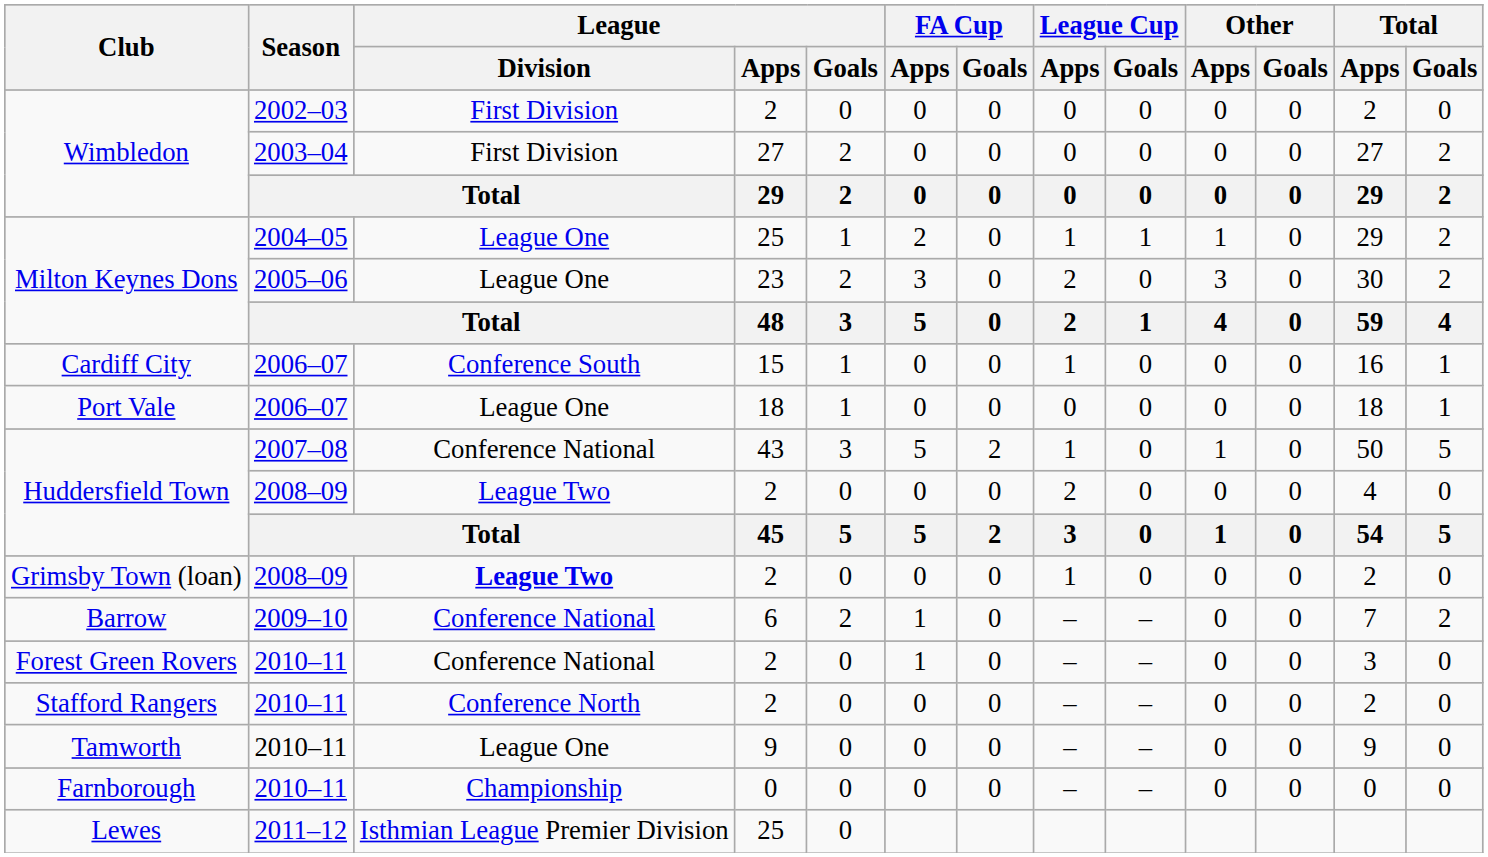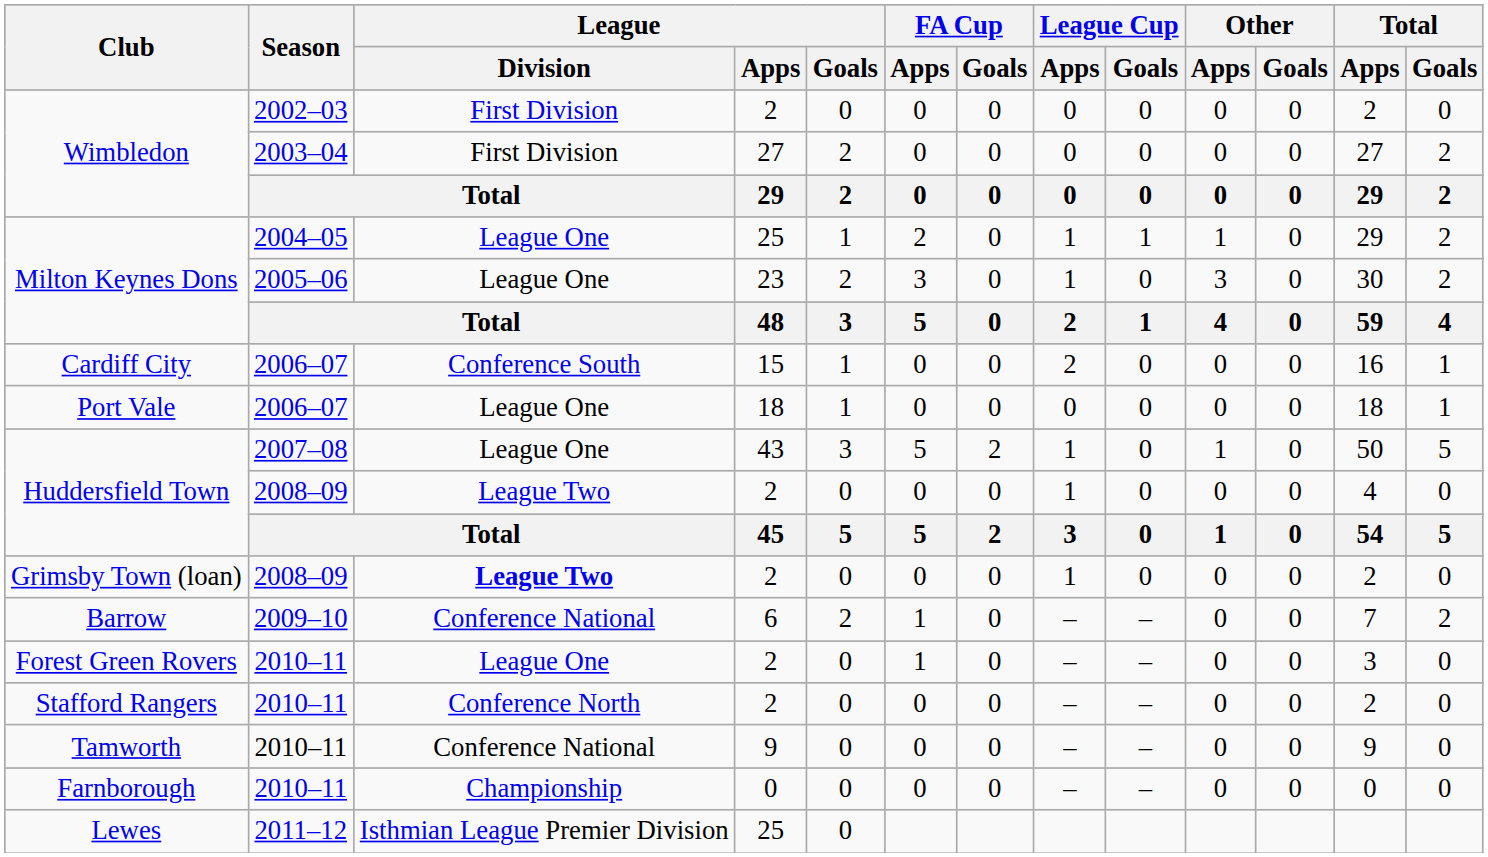(1070, 279) 2 -> (1070, 279) 1
(1070, 364) 1 -> (1070, 364) 2
(544, 449) Conference National -> (544, 449) League One
(1070, 491) 2 -> (1070, 491) 1
(544, 661) Conference National -> (544, 661) League One
(544, 746) League One -> (544, 746) Conference National
